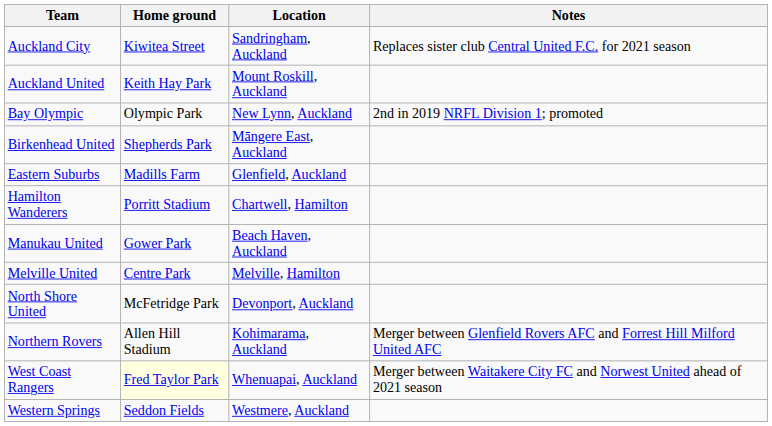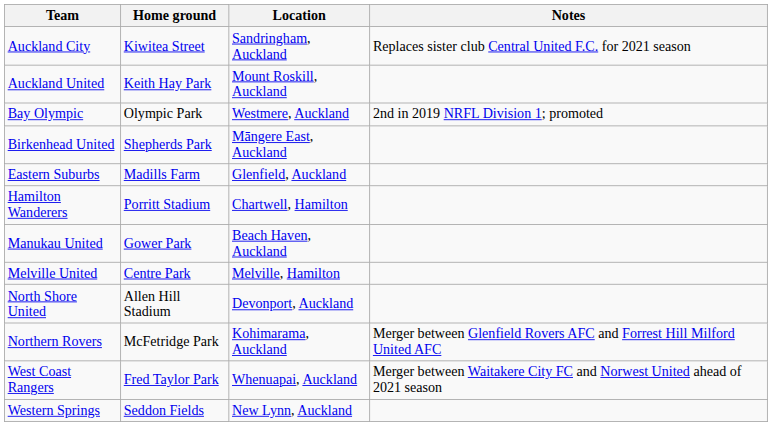(292, 114) New Lynn, Auckland -> (290, 114) Westmere, Auckland
(171, 303) McFetridge Park -> (152, 303) Allen Hill Stadium
(152, 341) Allen Hill Stadium -> (171, 341) McFetridge Park
(171, 380) lightyellow background -> (171, 380) no background
(290, 410) Westmere, Auckland -> (292, 410) New Lynn, Auckland
